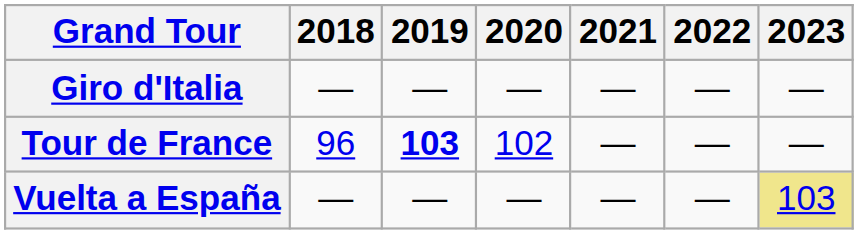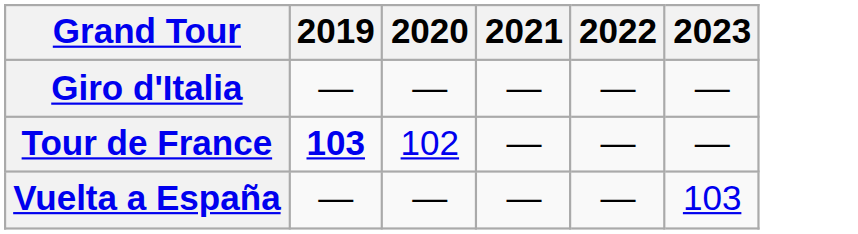- column: (336, 32)
(806, 198) khaki background -> (712, 198) no background
